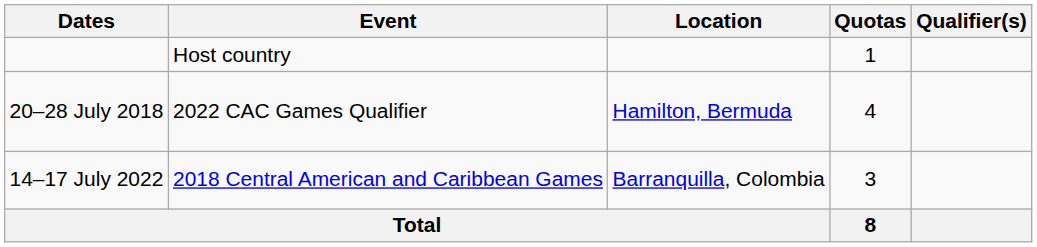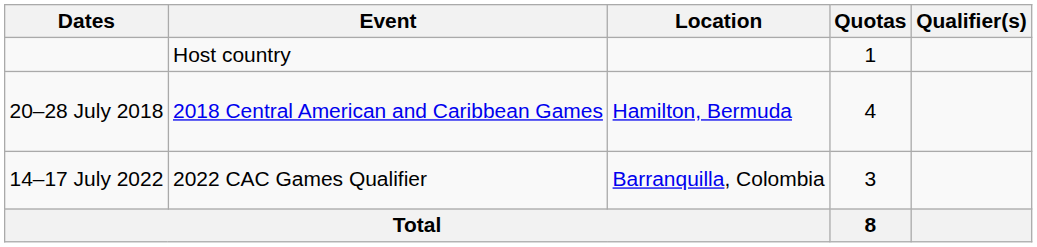(300, 111) 2022 CAC Games Qualifier -> (388, 111) 2018 Central American and Caribbean Games
(388, 179) 2018 Central American and Caribbean Games -> (300, 179) 2022 CAC Games Qualifier
